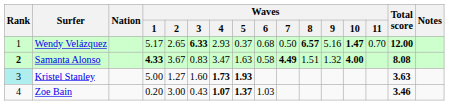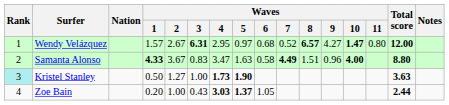(154, 44) 5.17 -> (154, 44) 1.57
(176, 44) 2.65 -> (176, 44) 2.67
(199, 44) 6.33 -> (199, 44) 6.31
(221, 44) 2.93 -> (221, 44) 2.95
(243, 44) 0.37 -> (243, 44) 0.97
(288, 44) 0.50 -> (288, 44) 0.52
(332, 44) 5.16 -> (332, 44) 4.27
(377, 44) 0.70 -> (377, 44) 0.80
(18, 60) bold -> (18, 60) normal
(332, 60) 1.32 -> (332, 60) 0.96
(402, 60) 8.08 -> (402, 60) 8.80
(154, 76) 5.00 -> (154, 76) 0.50
(199, 76) 1.60 -> (199, 76) 1.00
(243, 76) 1.93 -> (243, 76) 1.90
(176, 92) 3.00 -> (176, 92) 1.00
(221, 92) 1.07 -> (221, 92) 3.03
(266, 92) 1.03 -> (266, 92) 1.05
(402, 92) 3.46 -> (402, 92) 2.44
